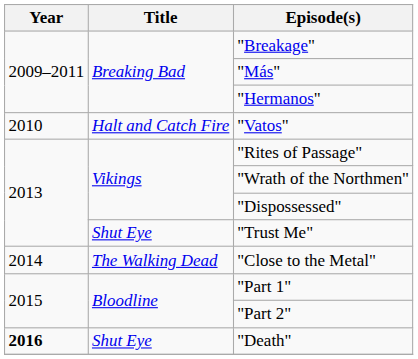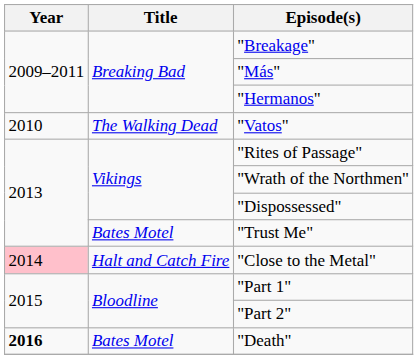(161, 125) Halt and Catch Fire -> (155, 125) The Walking Dead
(122, 233) Shut Eye -> (133, 233) Bates Motel
(25, 260) no background -> (25, 260) pink background
(155, 260) The Walking Dead -> (161, 260) Halt and Catch Fire
(122, 340) Shut Eye -> (133, 340) Bates Motel
